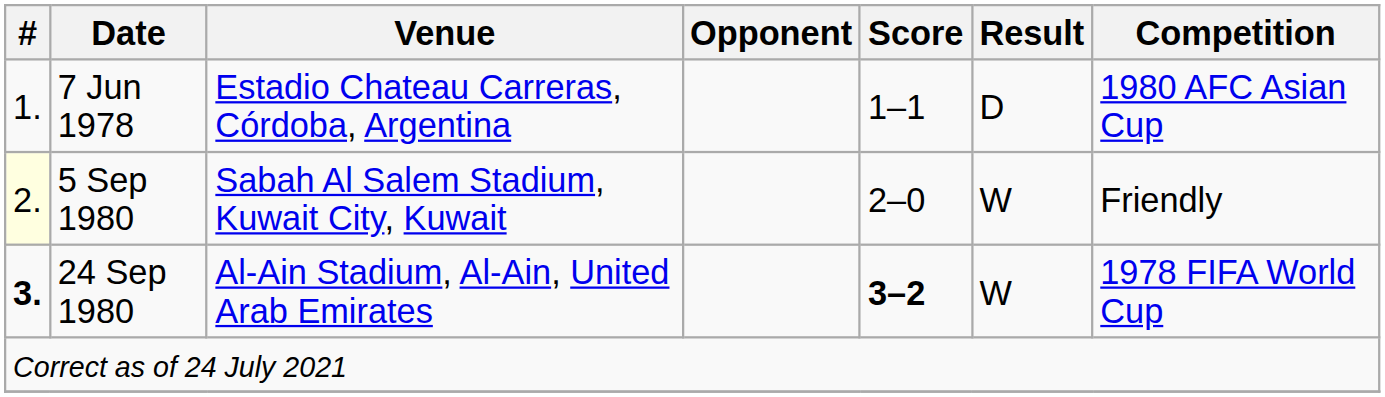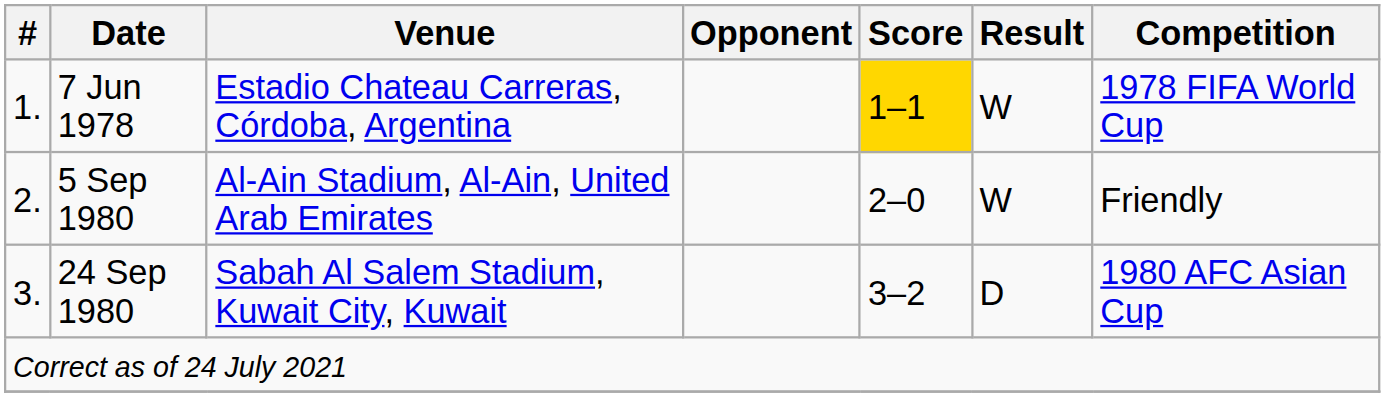(897, 106) no background -> (897, 106) gold background
(992, 106) D -> (996, 106) W
(1223, 106) 1980 AFC Asian Cup -> (1228, 106) 1978 FIFA World Cup
(27, 199) lightyellow background -> (27, 199) no background
(410, 199) Sabah Al Salem Stadium, Kuwait City, Kuwait -> (442, 199) Al-Ain Stadium, Al-Ain, United Arab Emirates
(27, 292) bold -> (27, 292) normal
(442, 292) Al-Ain Stadium, Al-Ain, United Arab Emirates -> (410, 292) Sabah Al Salem Stadium, Kuwait City, Kuwait
(897, 292) bold -> (897, 292) normal
(996, 292) W -> (992, 292) D
(1228, 292) 1978 FIFA World Cup -> (1223, 292) 1980 AFC Asian Cup
